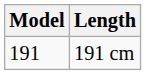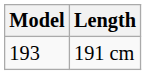(25, 52) 191 -> (25, 52) 193
